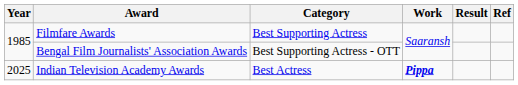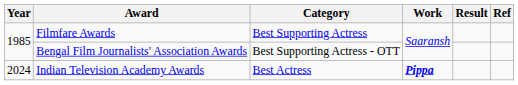(19, 70) 2025 -> (19, 70) 2024
